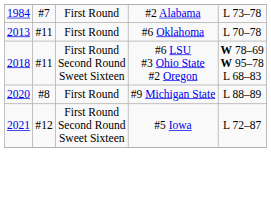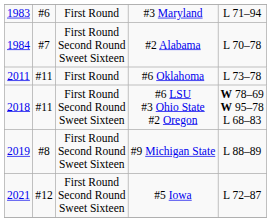+ row: (173, 13)
(92, 13) First Round -> (92, 44) First Round Second Round Sweet Sixteen
(242, 13) L 73–78 -> (242, 44) L 70–78
(19, 31) 2013 -> (19, 76) 2011
(242, 31) L 70–78 -> (242, 76) L 73–78
(19, 94) 2020 -> (19, 151) 2019
(92, 94) First Round -> (92, 151) First Round Second Round Sweet Sixteen
